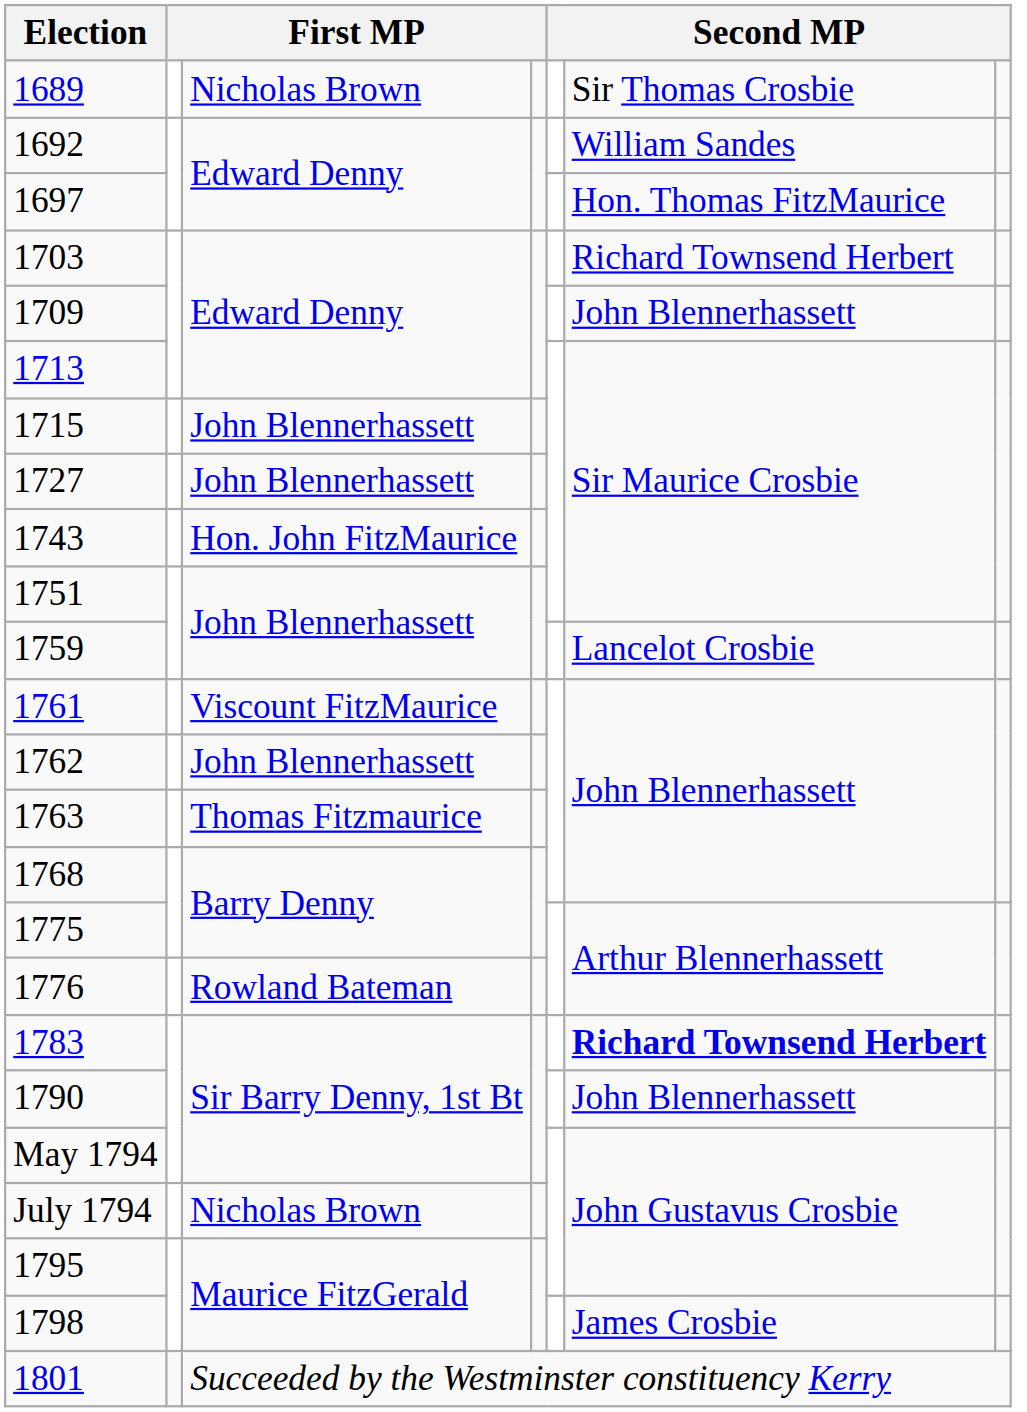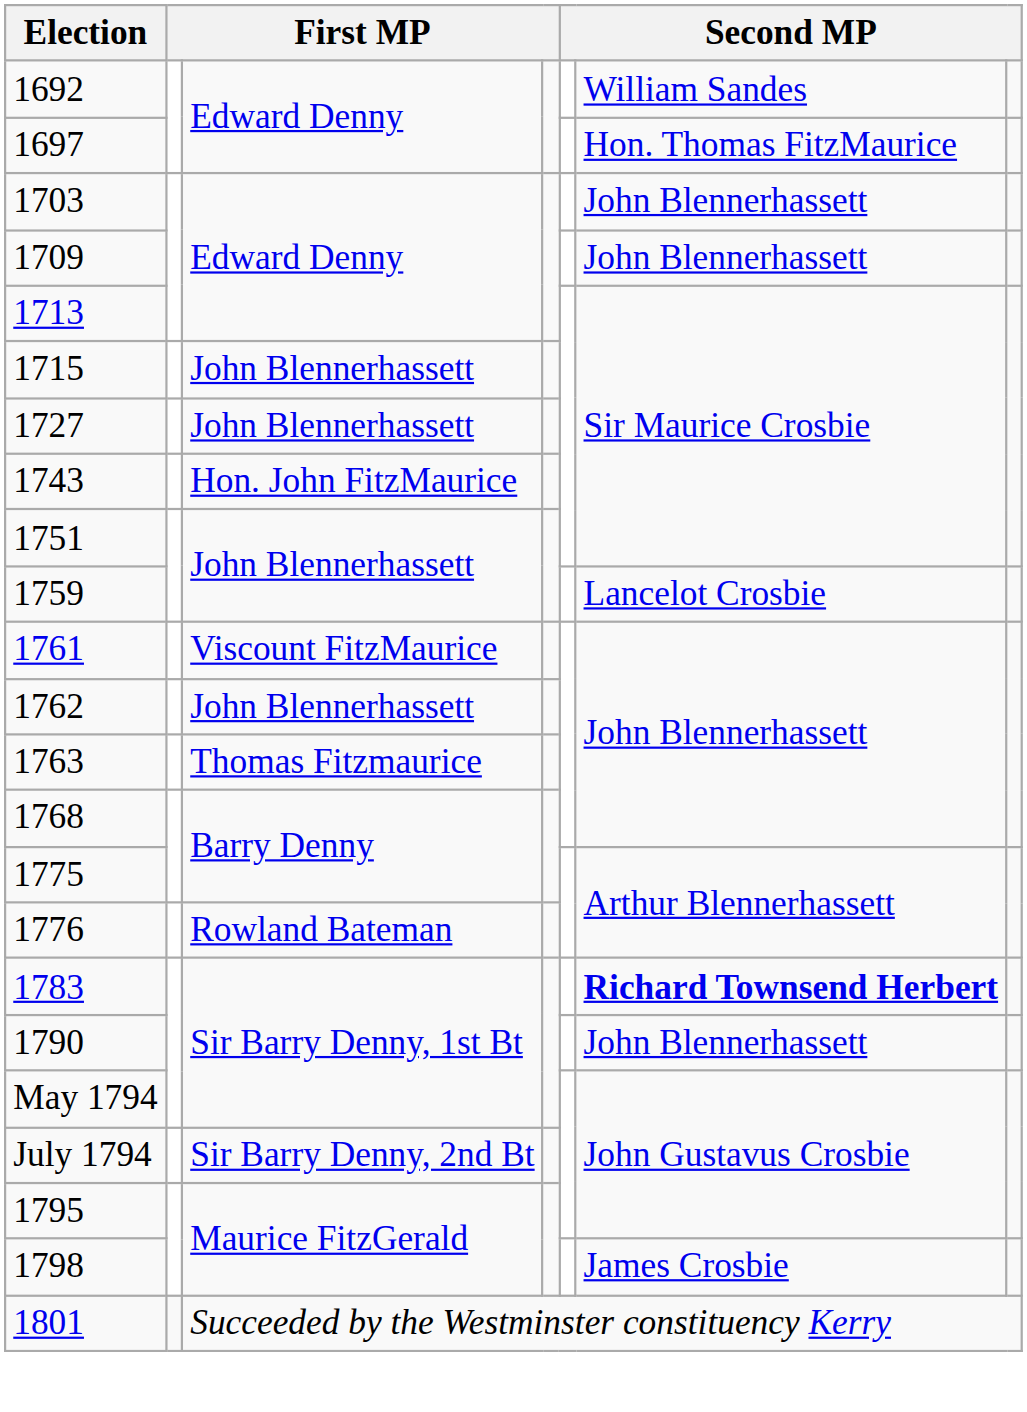- row: (49, 88)
(763, 256) Richard Townsend Herbert -> (725, 200) John Blennerhassett
(306, 1210) Nicholas Brown -> (362, 1154) Sir Barry Denny, 2nd Bt
